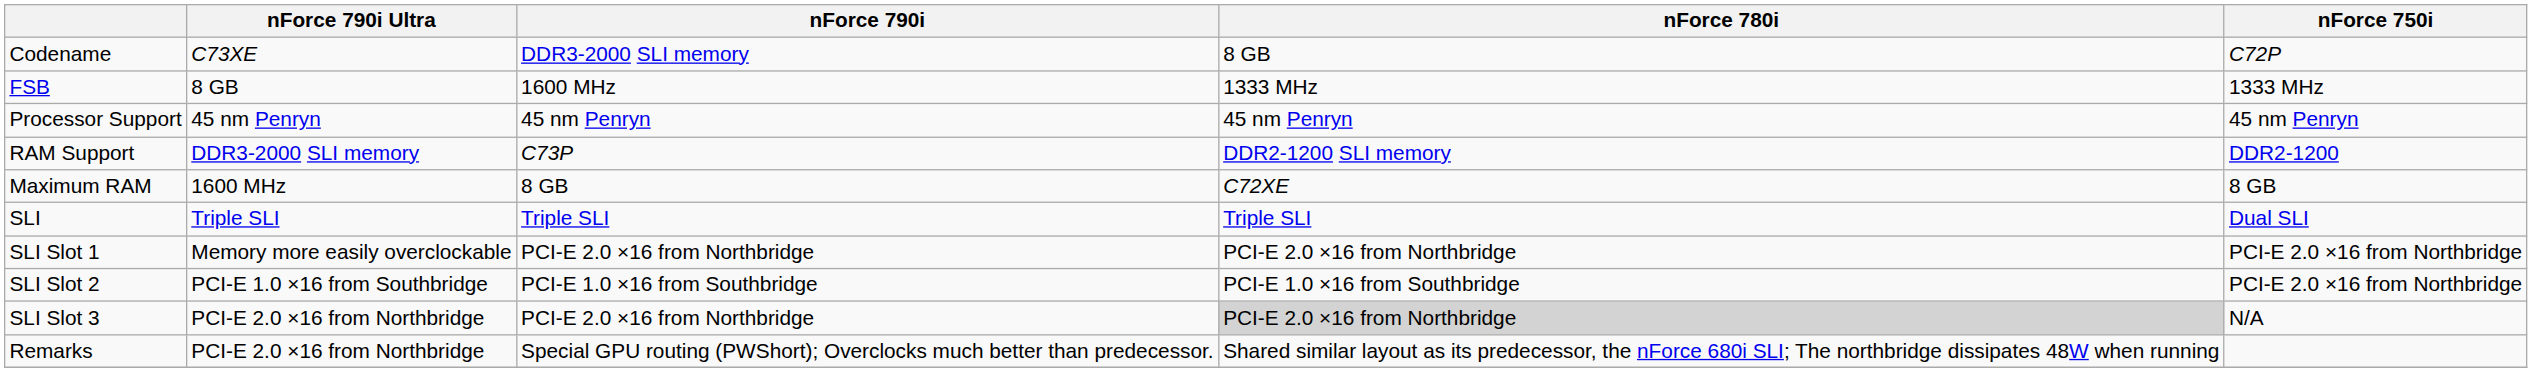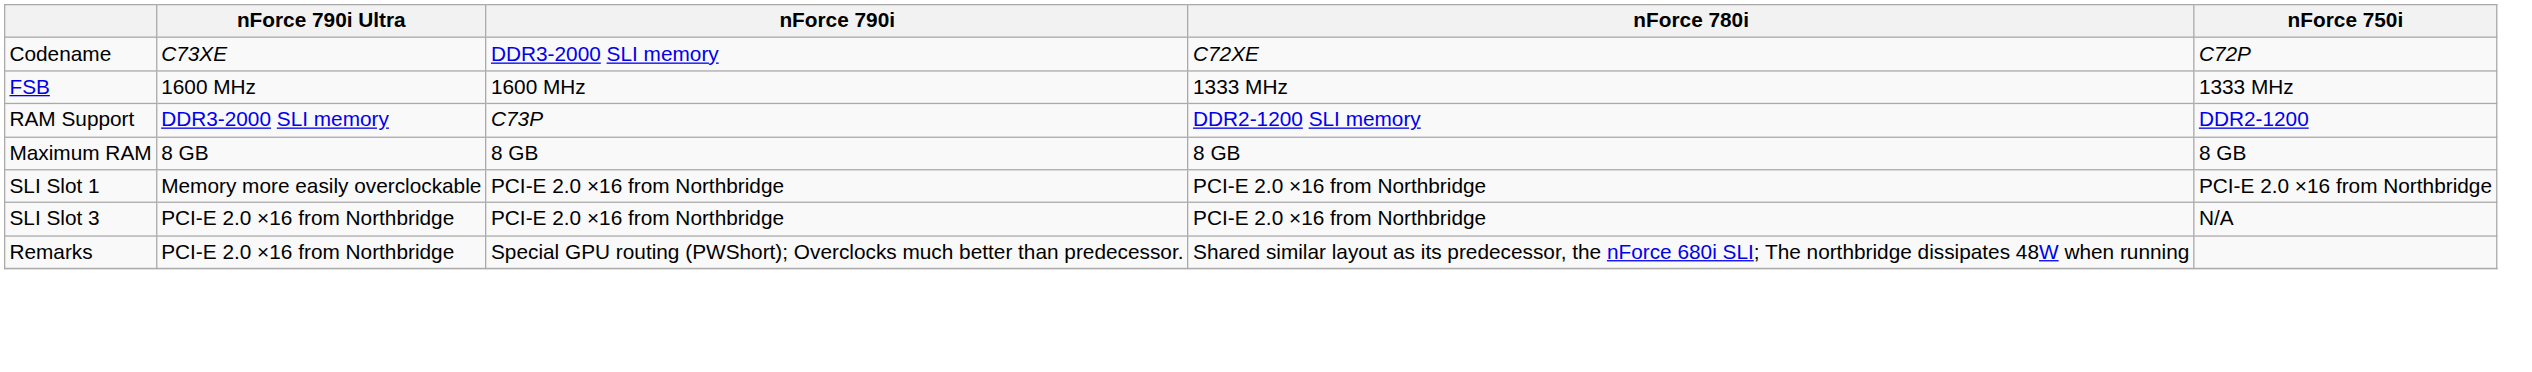(1247, 53) 8 GB -> (1226, 53) C72XE
(215, 86) 8 GB -> (209, 86) 1600 MHz
- row: (96, 119)
(239, 185) 1600 MHz -> (185, 152) 8 GB
(1256, 185) C72XE -> (1217, 152) 8 GB
- row: (25, 218)
- row: (55, 284)
(1370, 317) lightgrey background -> (1340, 218) no background
